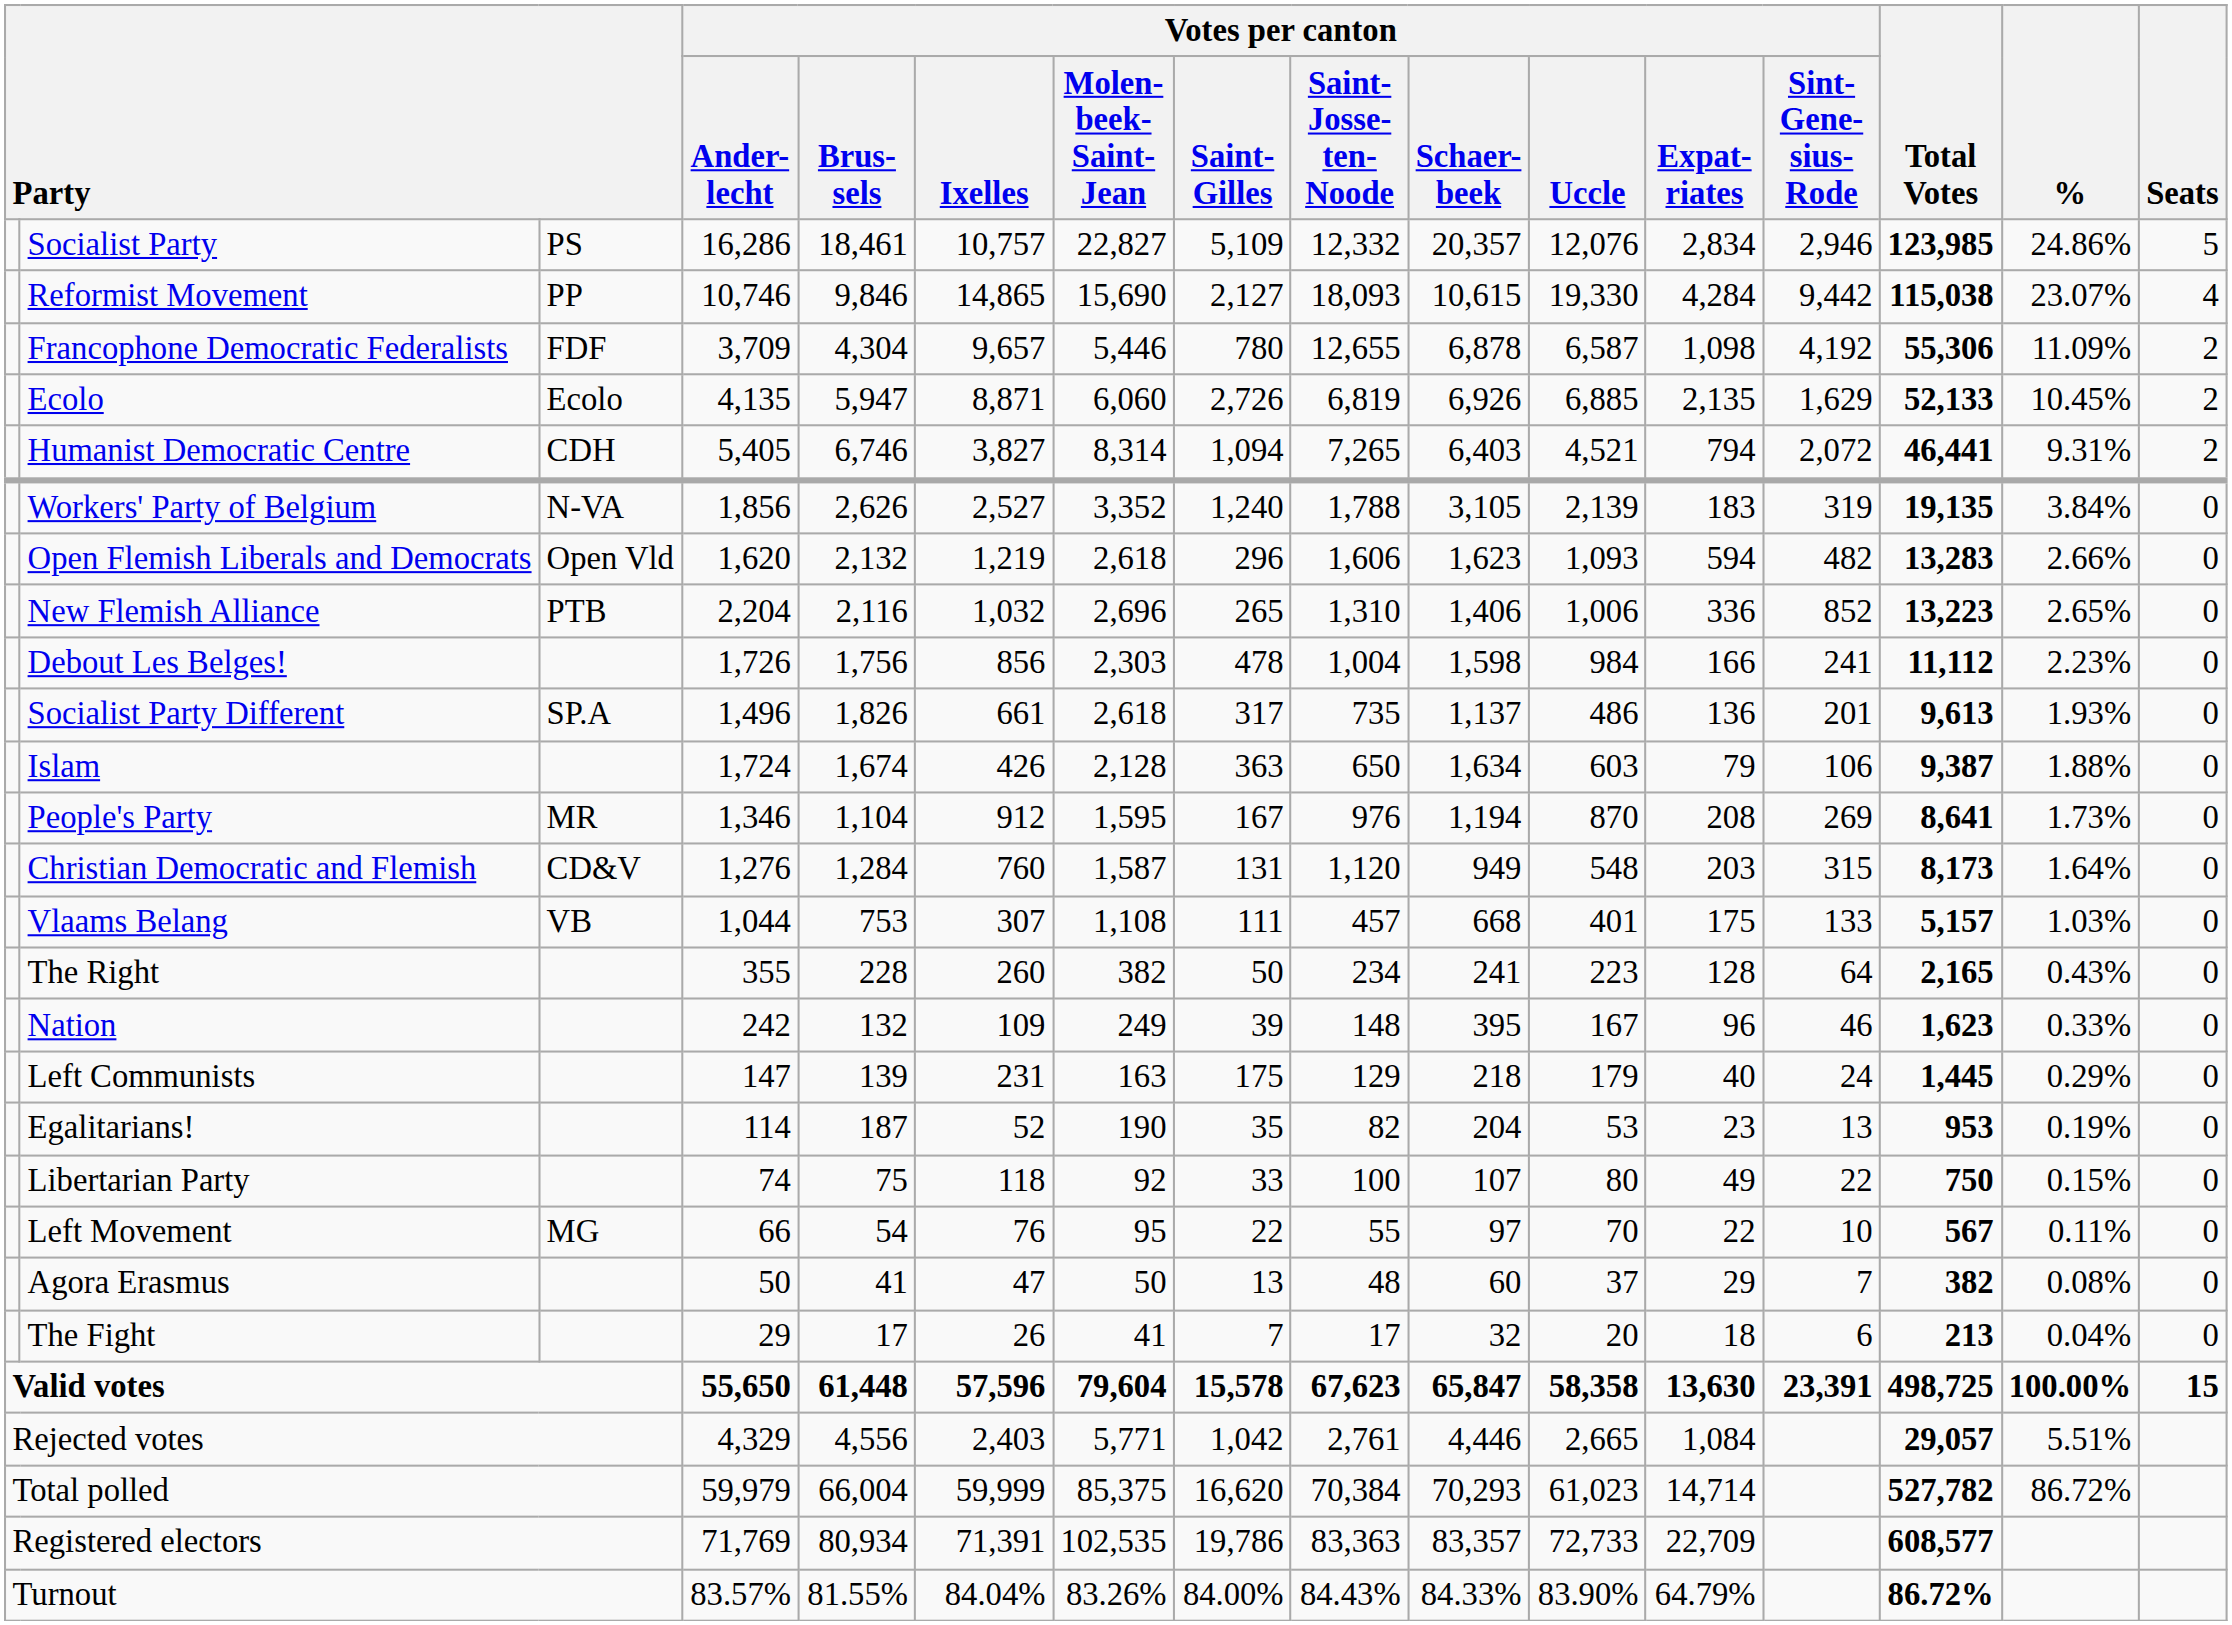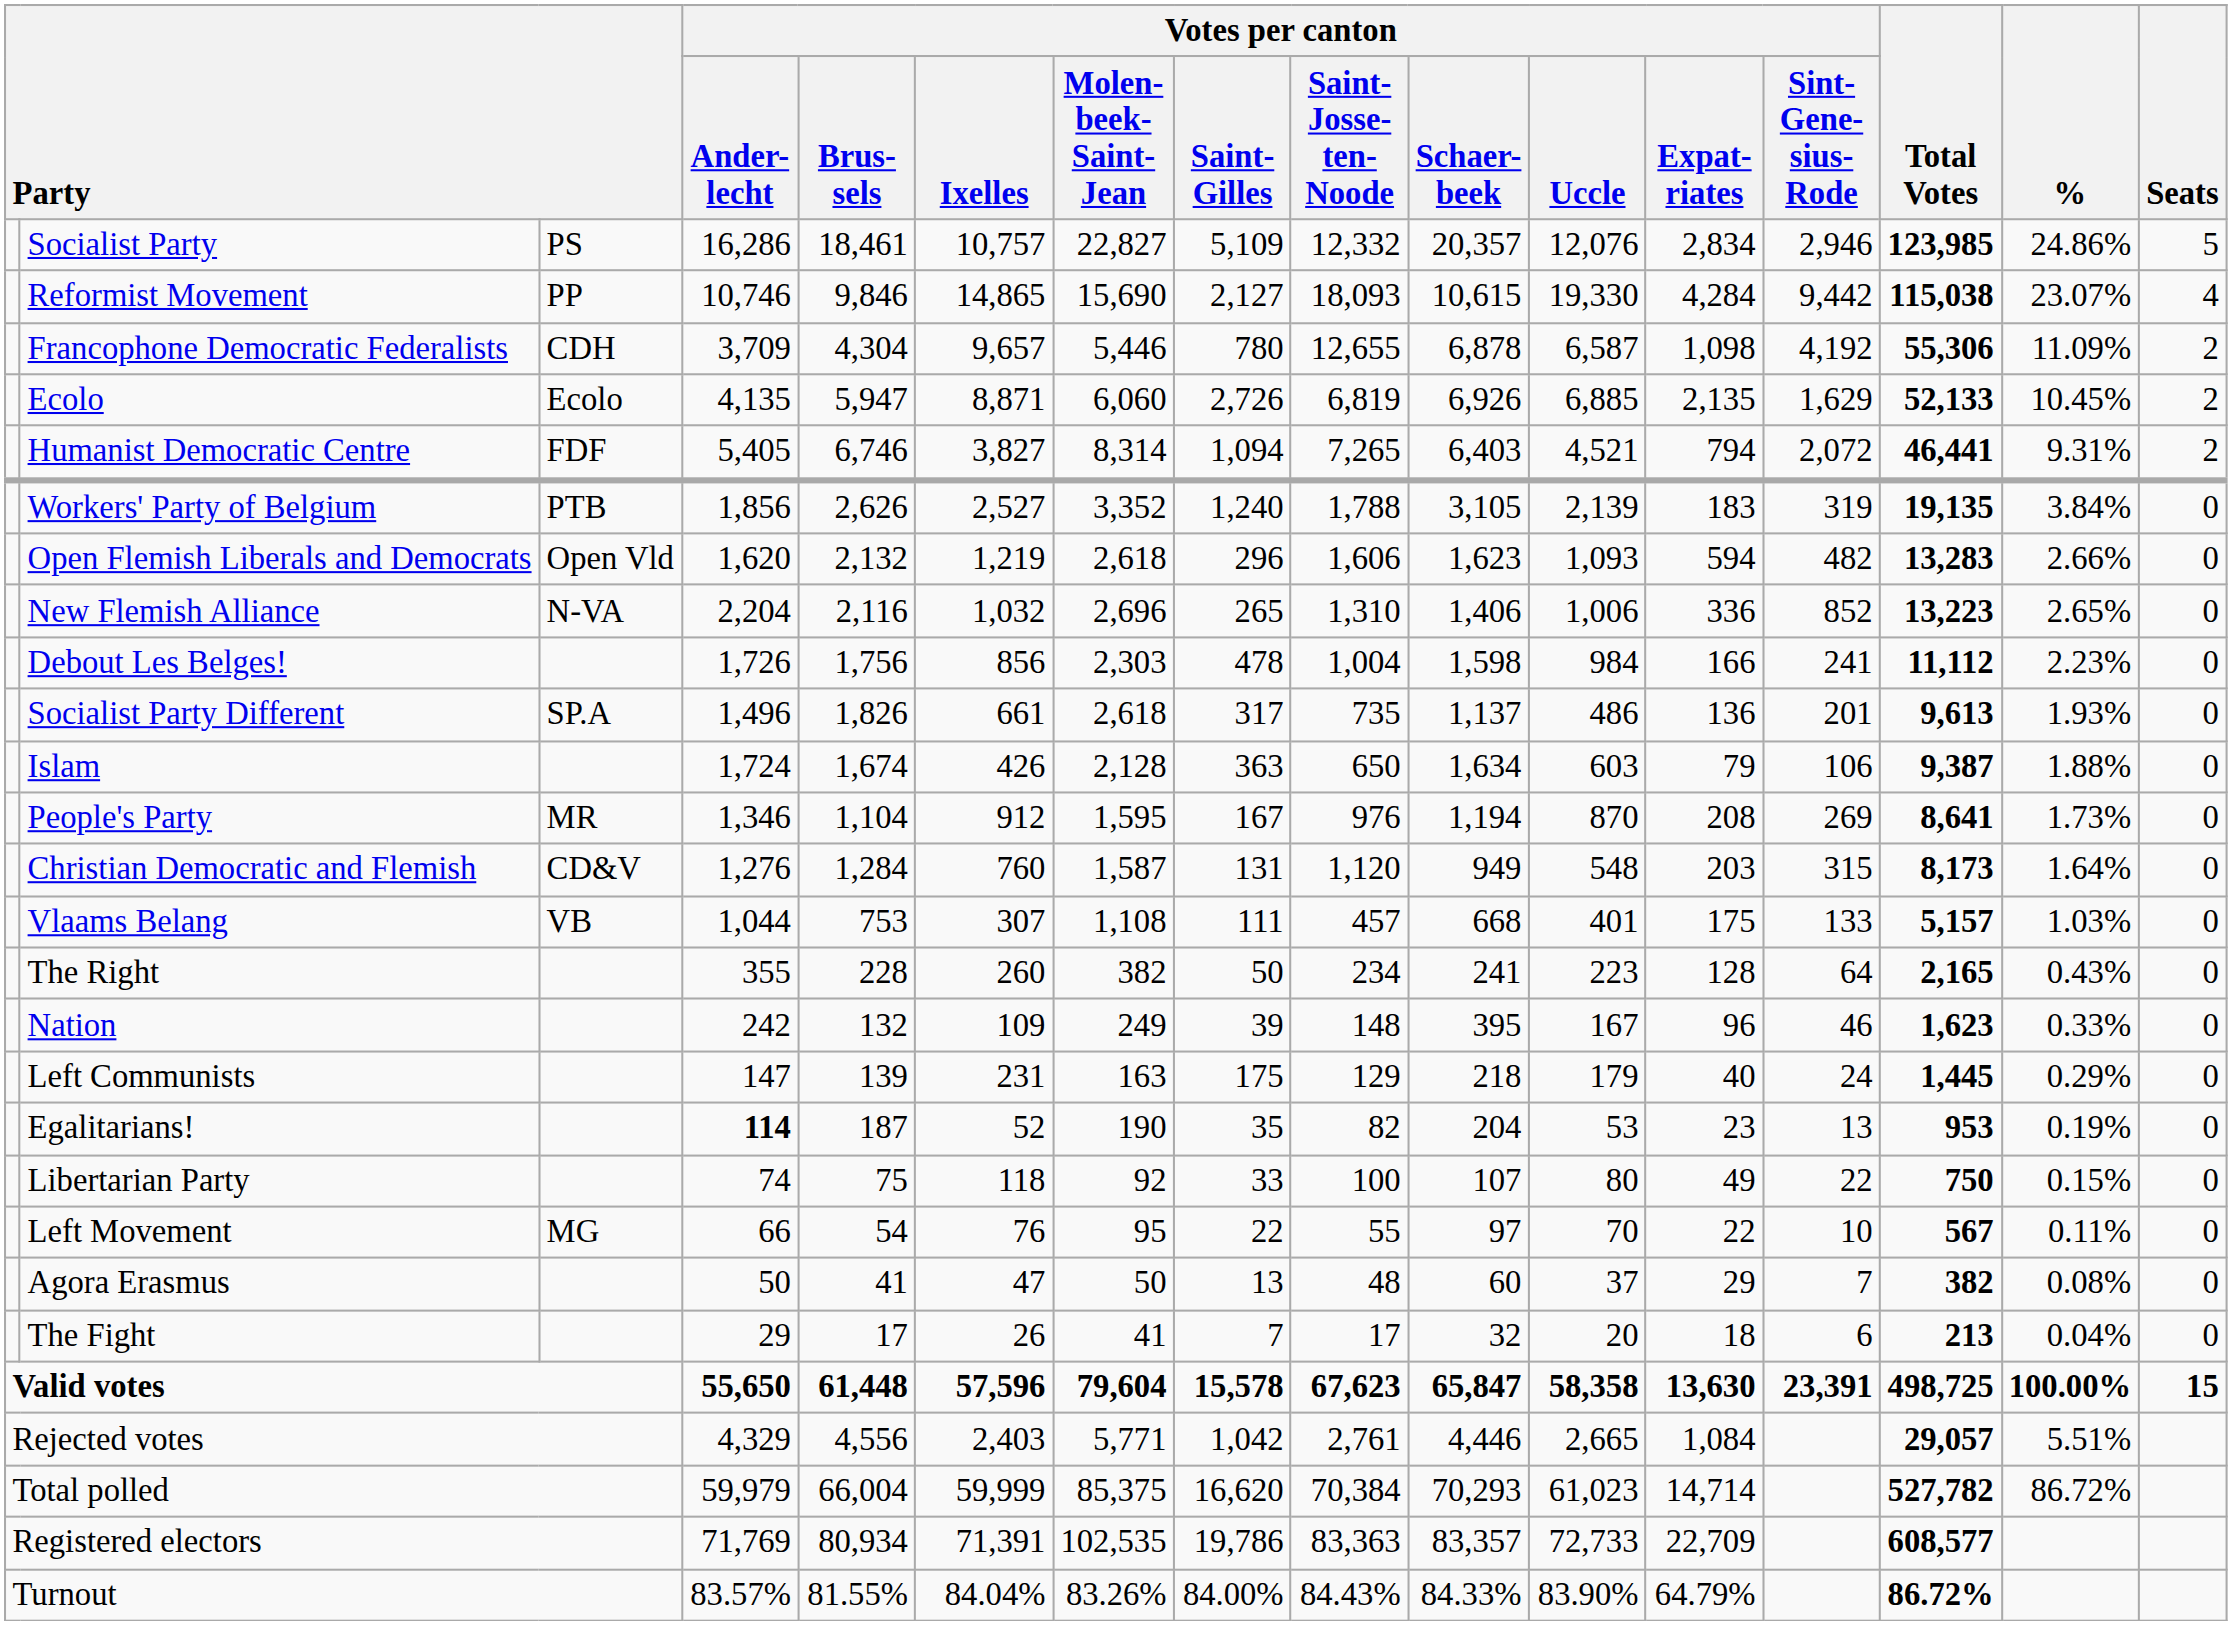(577, 347) FDF -> (581, 347) CDH
(581, 451) CDH -> (577, 451) FDF
(585, 506) N-VA -> (577, 506) PTB
(577, 610) PTB -> (585, 610) N-VA
(767, 1128) normal -> (767, 1128) bold
